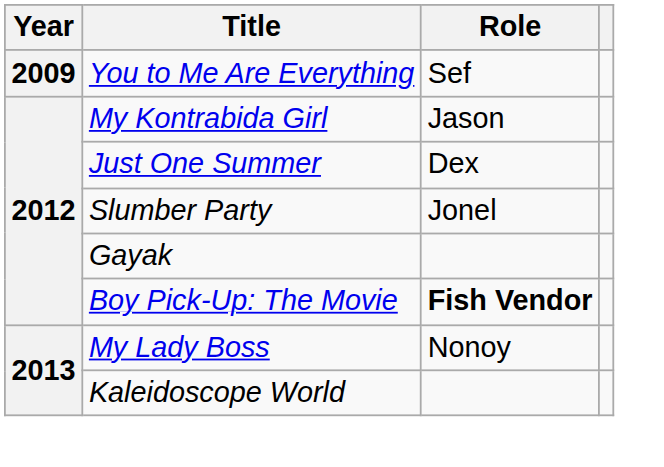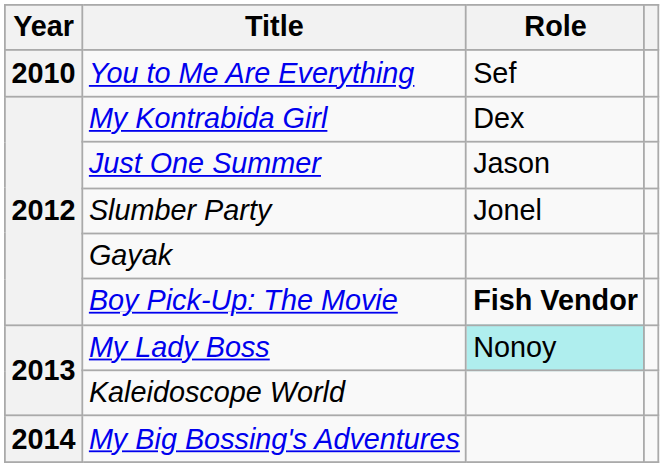(44, 73) 2009 -> (44, 73) 2010
(466, 118) Jason -> (499, 118) Dex
(453, 164) Dex -> (512, 164) Jason
(469, 347) no background -> (515, 347) paleturquoise background
+ row: (274, 438)
